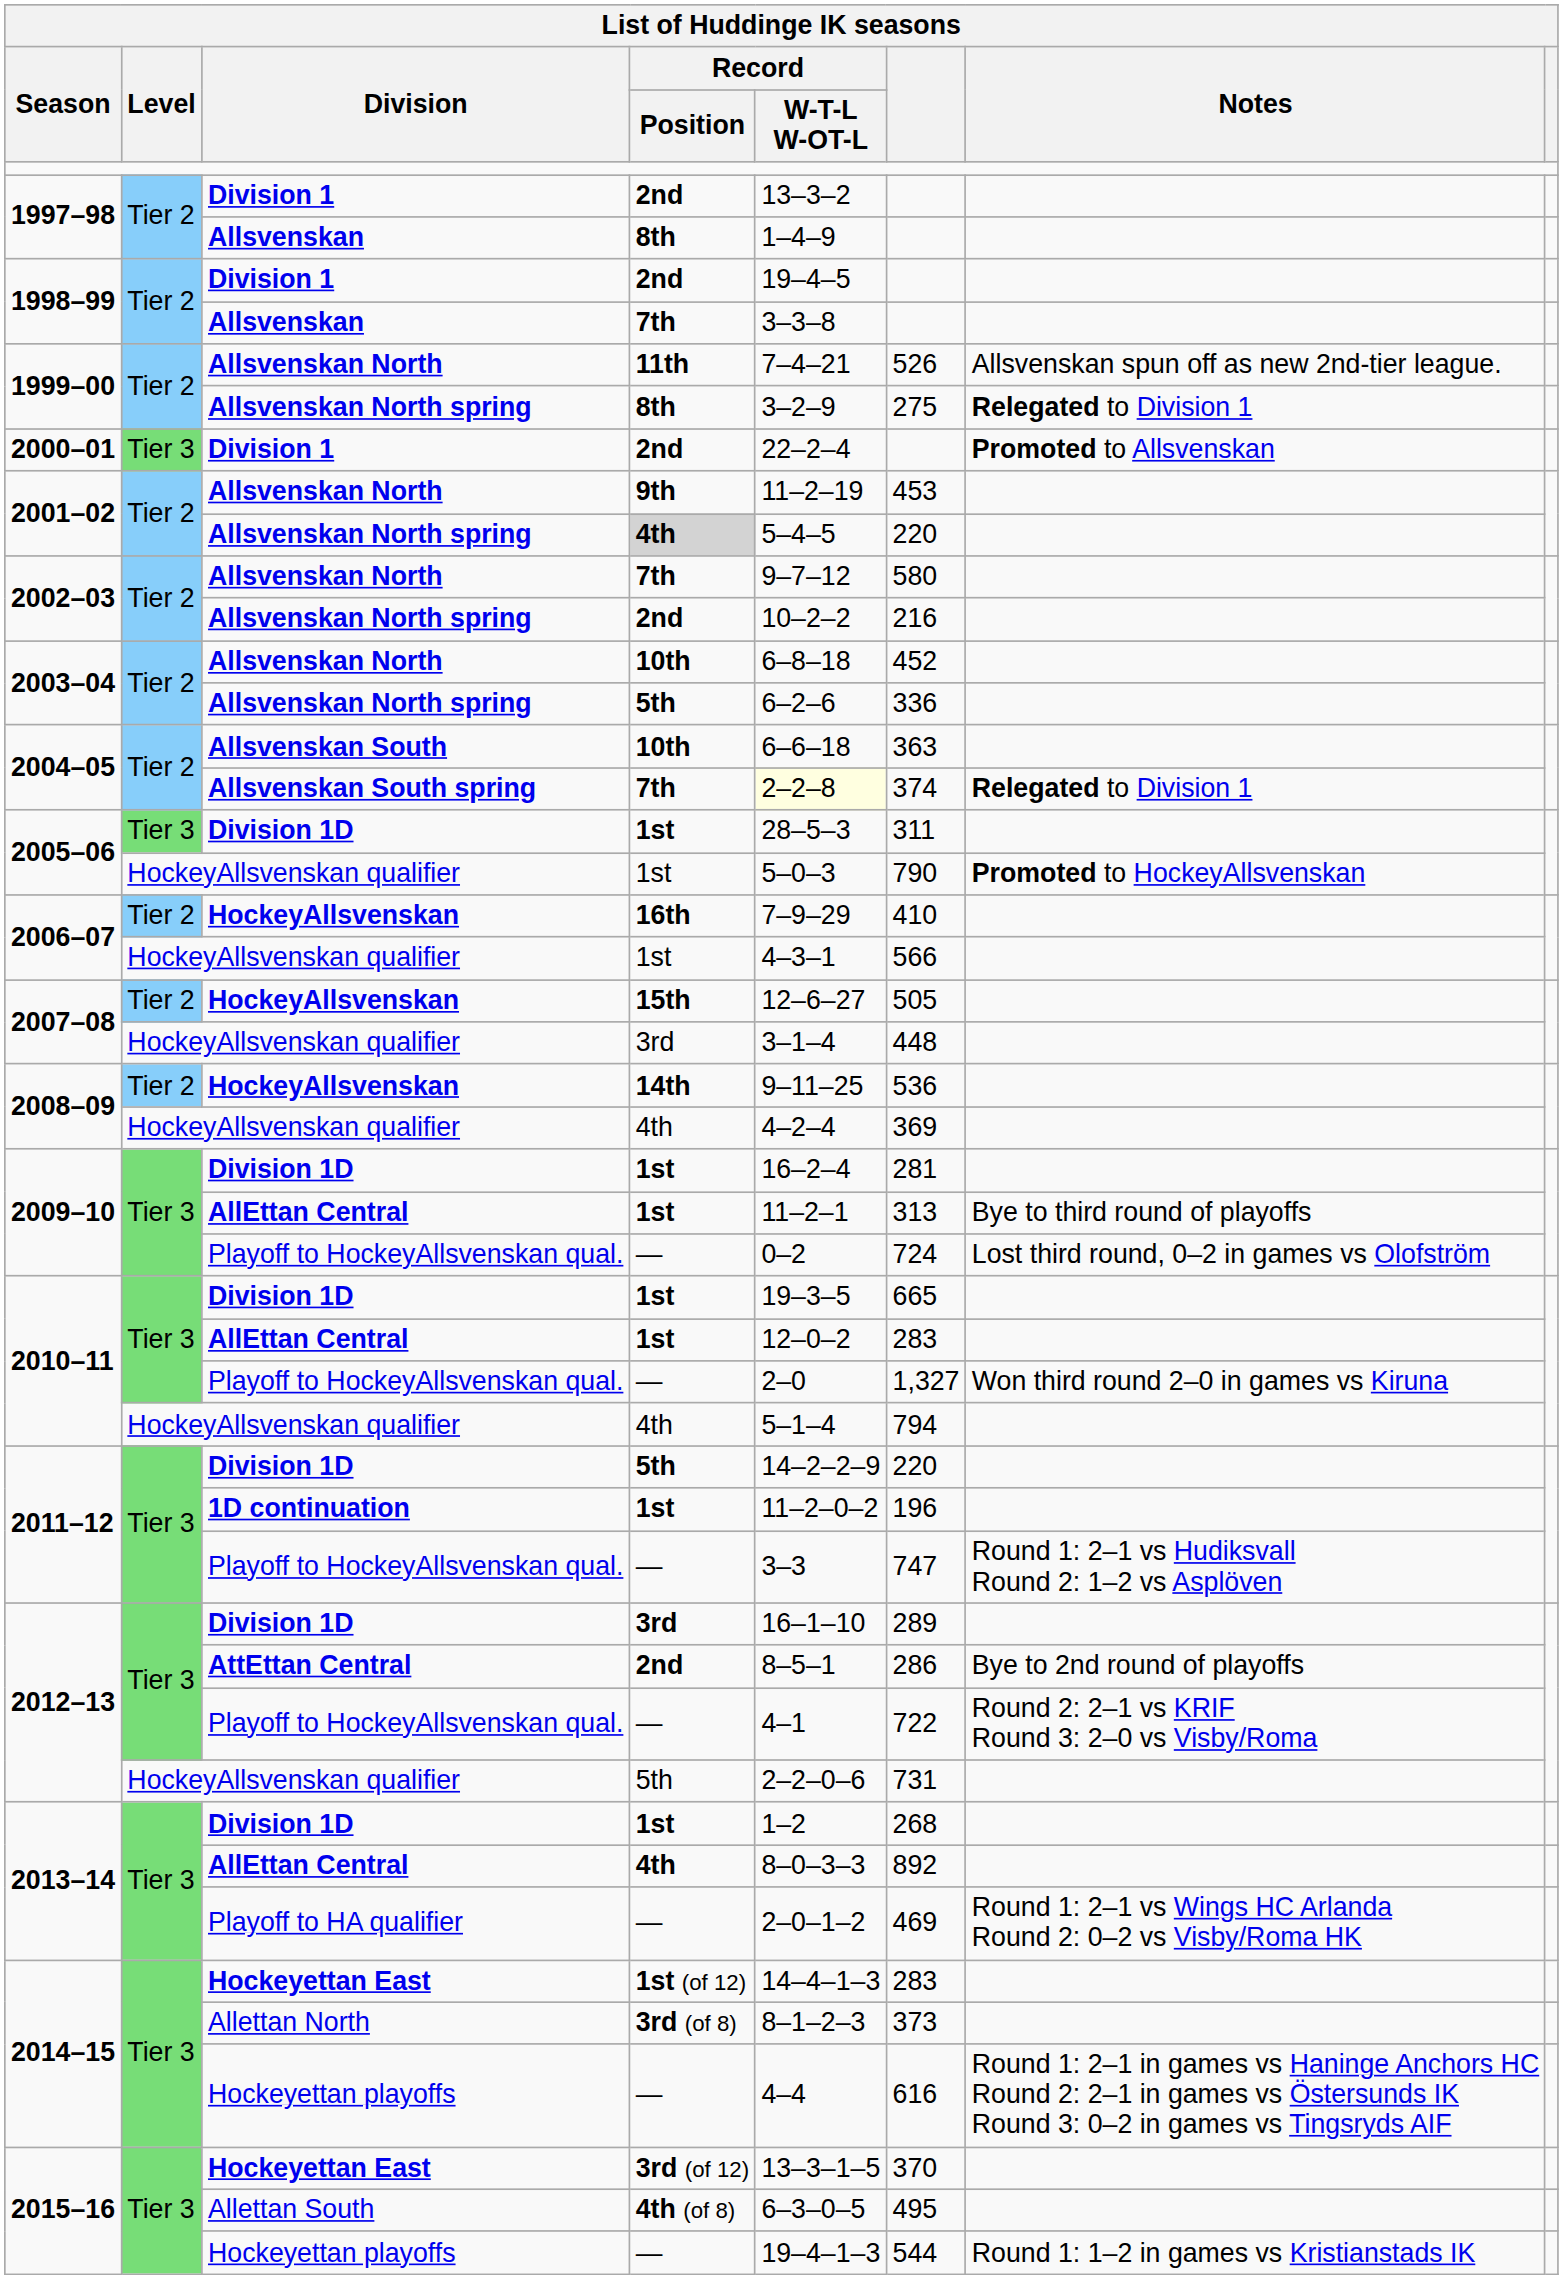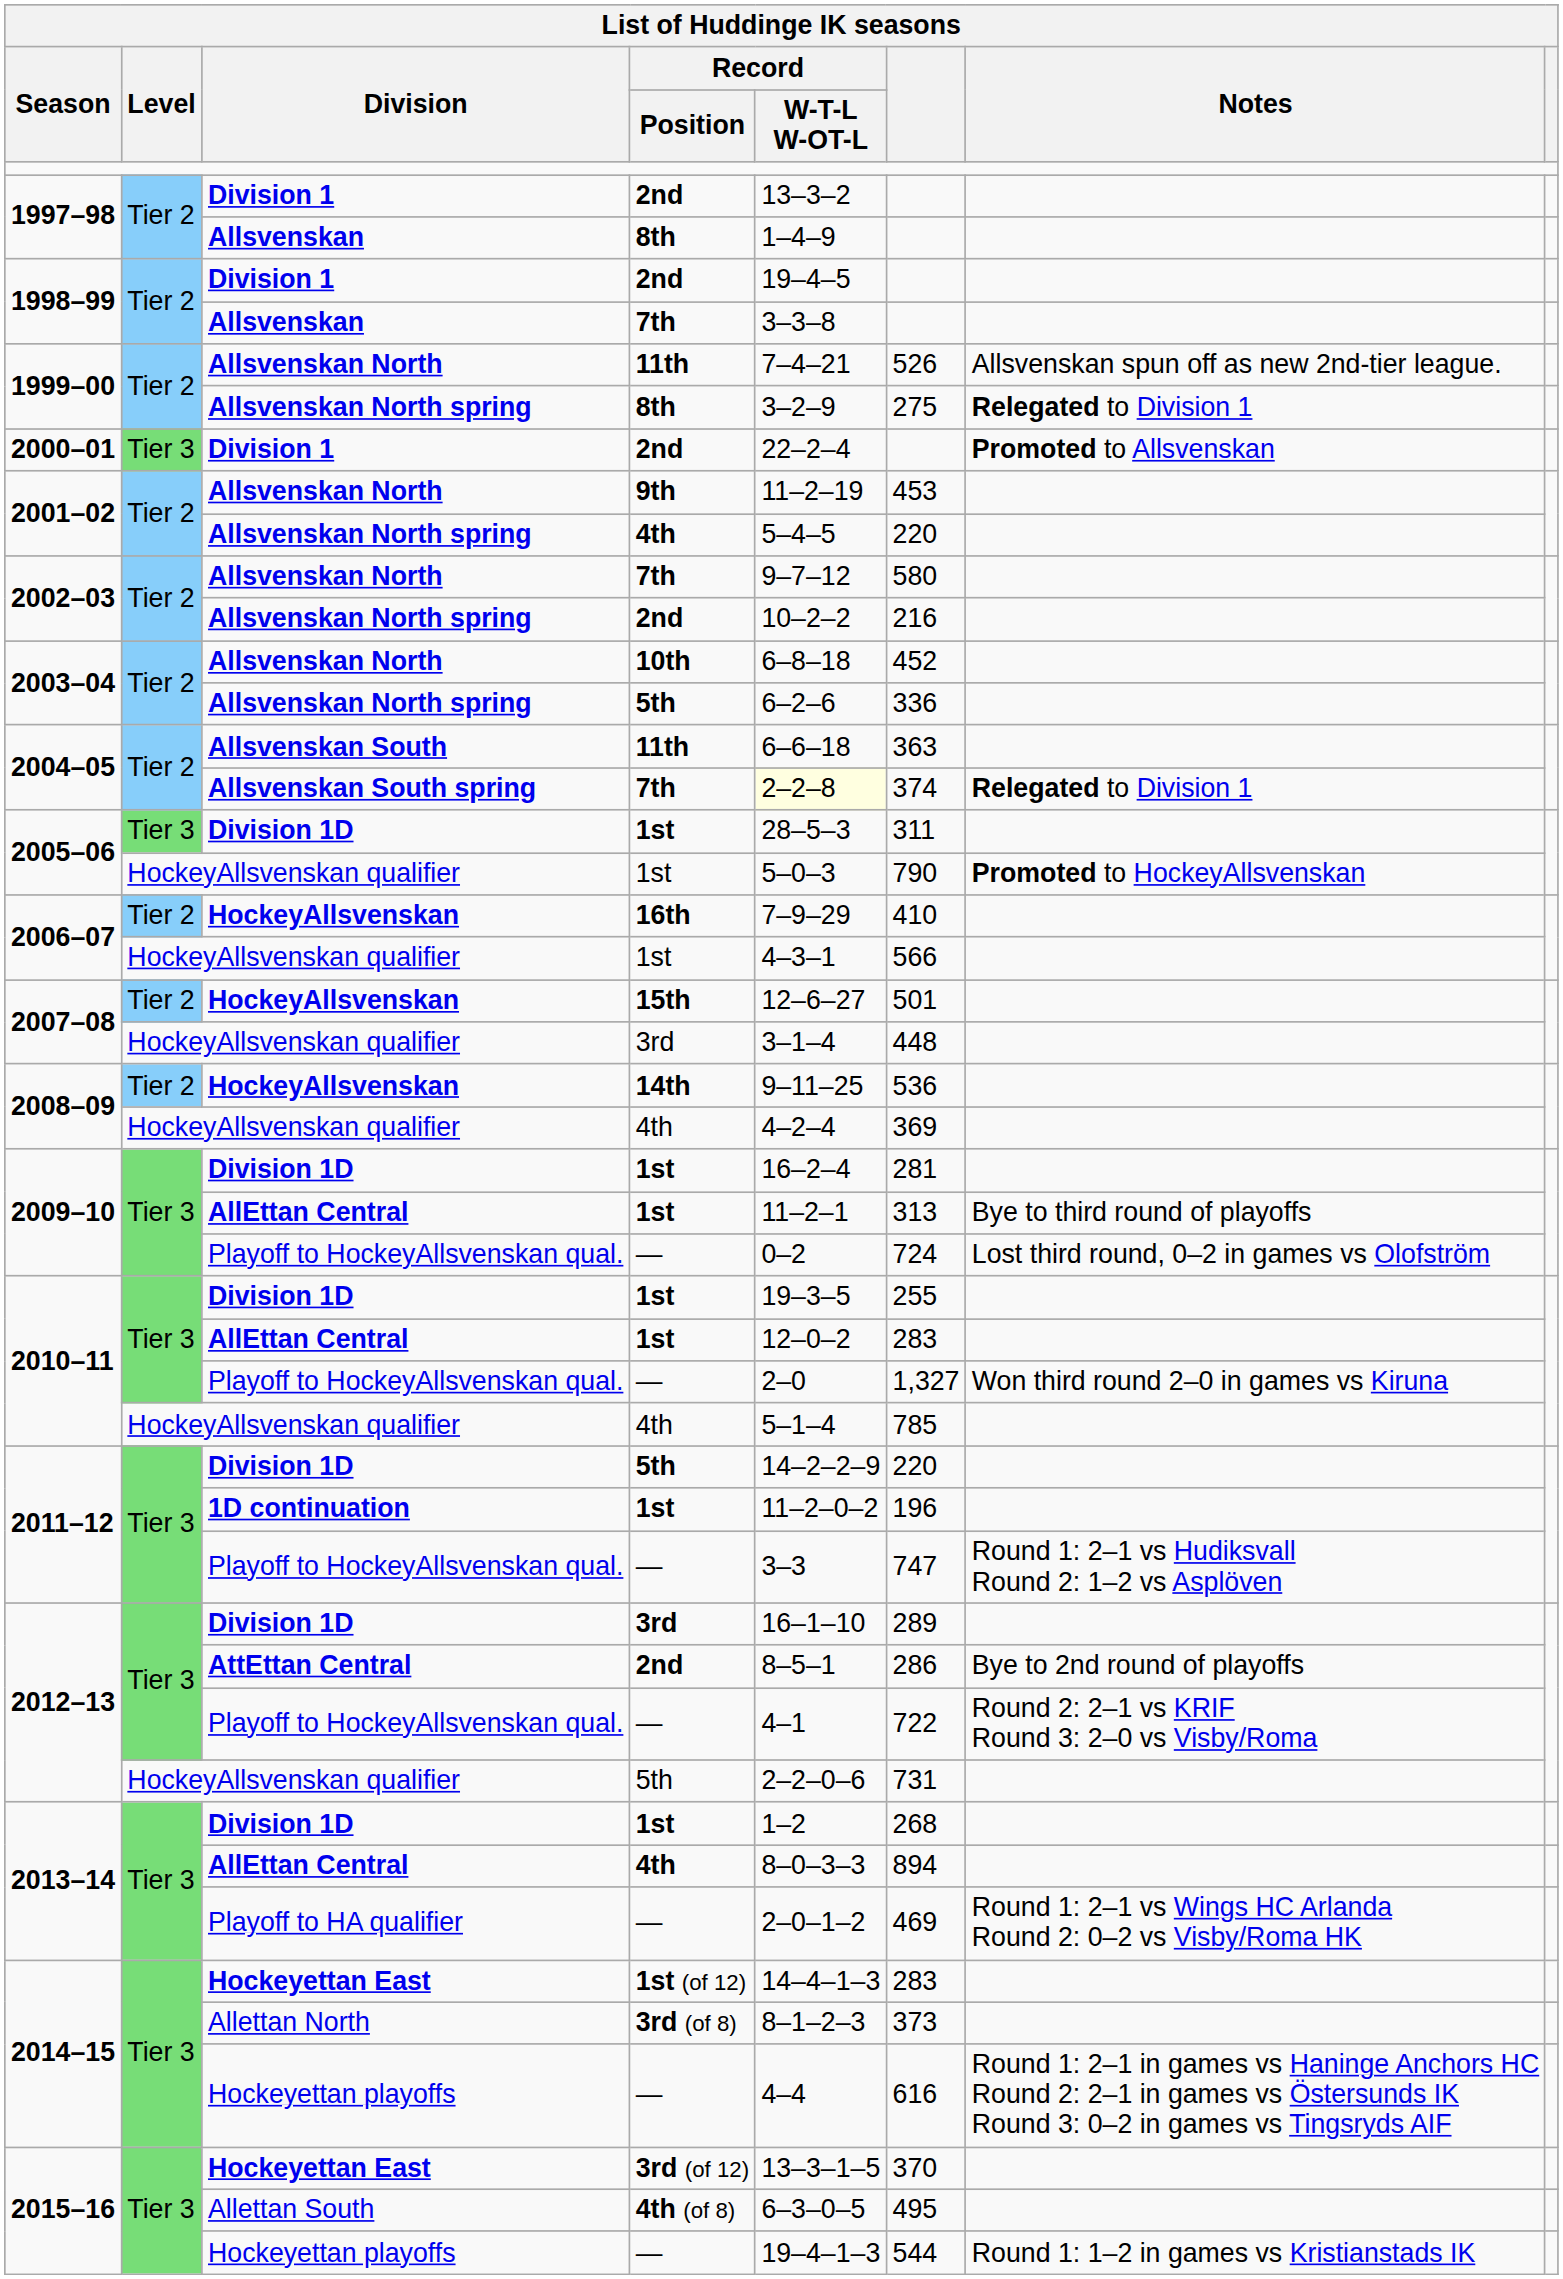(656, 534) lightgrey background -> (656, 534) no background
(663, 746) 10th -> (662, 746) 11th
(915, 1000) 505 -> (915, 1000) 501
(915, 1296) 665 -> (915, 1296) 255
(915, 1424) 794 -> (915, 1424) 785
(915, 1865) 892 -> (915, 1865) 894
